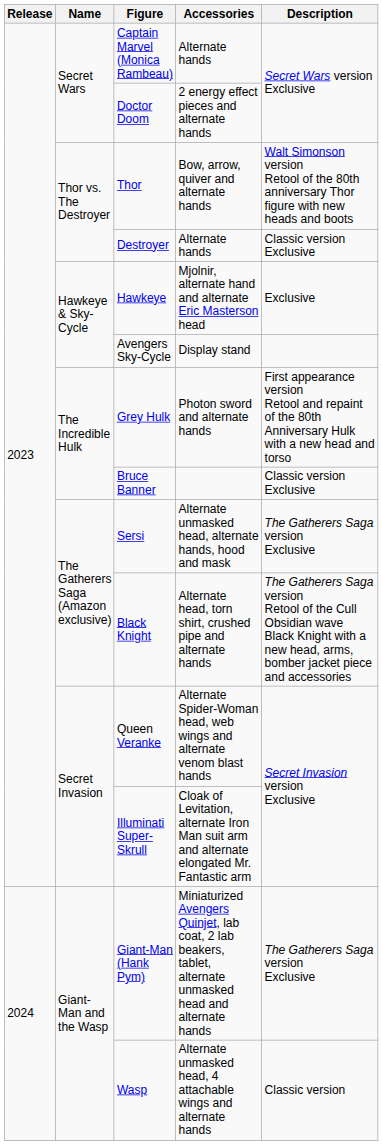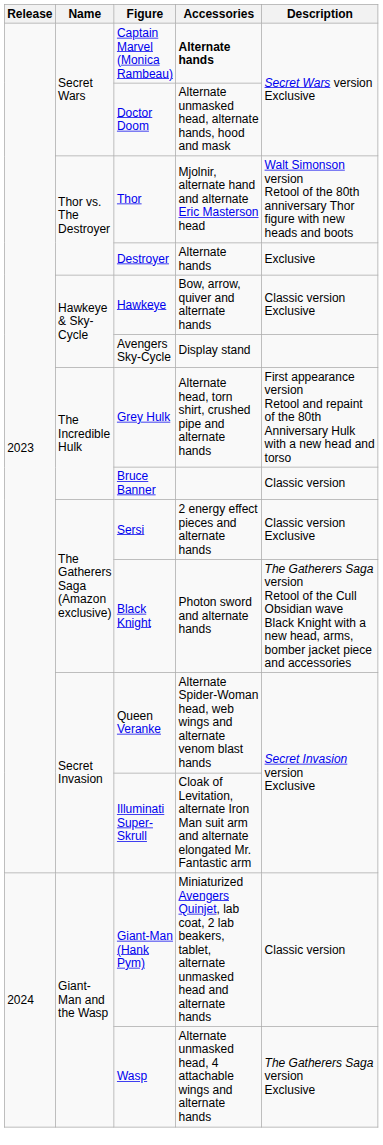(203, 53) normal -> (205, 53) bold
(218, 112) 2 energy effect pieces and alternate hands -> (219, 119) Alternate unmasked head, alternate hands, hood and mask
(210, 185) Bow, arrow, quiver and alternate hands -> (219, 199) Mjolnir, alternate hand and alternate Eric Masterson head
(305, 245) Classic version Exclusive -> (290, 258) Exclusive
(219, 298) Mjolnir, alternate hand and alternate Eric Masterson head -> (210, 304) Bow, arrow, quiver and alternate hands
(290, 298) Exclusive -> (305, 304) Classic version Exclusive
(215, 417) Photon sword and alternate hands -> (215, 417) Alternate head, torn shirt, crushed pipe and alternate hands
(305, 483) Classic version Exclusive -> (305, 483) Classic version
(219, 536) Alternate unmasked head, alternate hands, hood and mask -> (218, 529) 2 energy effect pieces and alternate hands
(319, 536) The Gatherers Saga version Exclusive -> (305, 529) Classic version Exclusive
(215, 629) Alternate head, torn shirt, crushed pipe and alternate hands -> (215, 616) Photon sword and alternate hands
(319, 963) The Gatherers Saga version Exclusive -> (305, 949) Classic version
(305, 1090) Classic version -> (319, 1076) The Gatherers Saga version Exclusive
